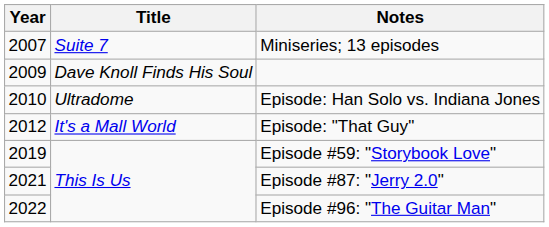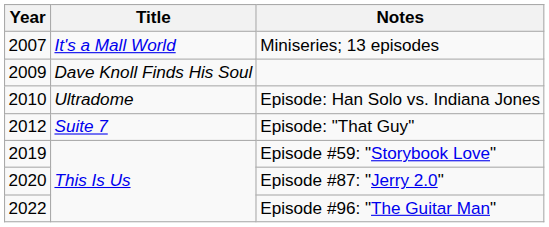(81, 45) Suite 7 -> (115, 45) It's a Mall World
(115, 126) It's a Mall World -> (81, 126) Suite 7
(28, 180) 2021 -> (28, 180) 2020
